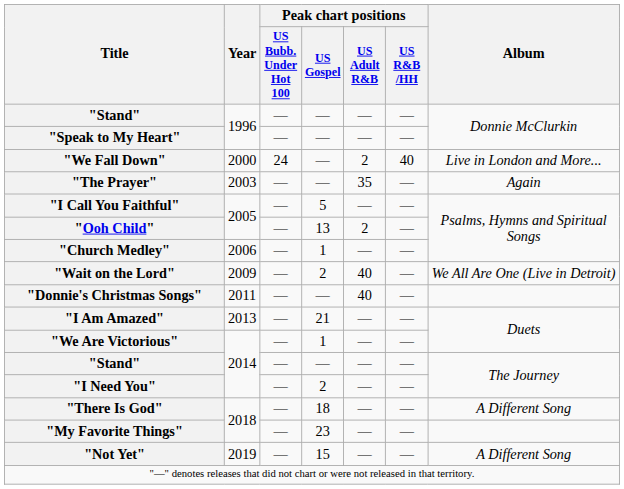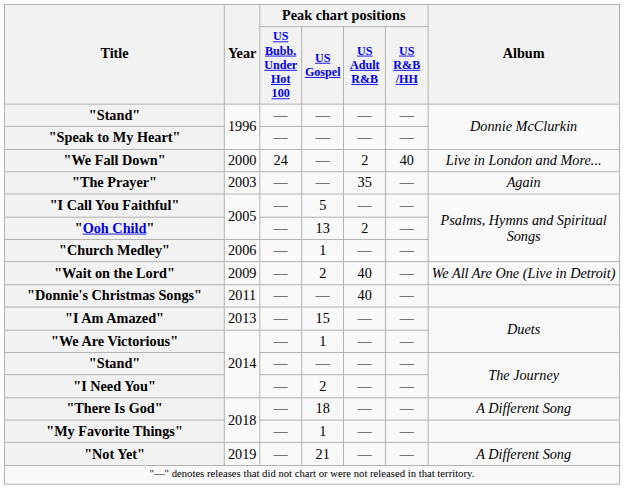(323, 318) 21 -> (323, 318) 15
(323, 431) 23 -> (323, 431) 1
(323, 454) 15 -> (323, 454) 21
